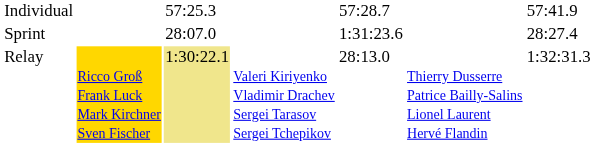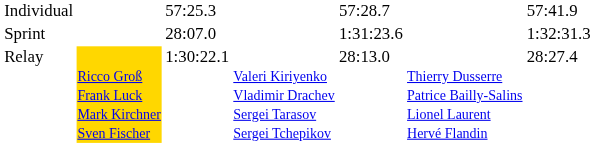(552, 33) 28:27.4 -> (559, 33) 1:32:31.3
(197, 56) khaki background -> (197, 56) no background
(559, 56) 1:32:31.3 -> (552, 56) 28:27.4
